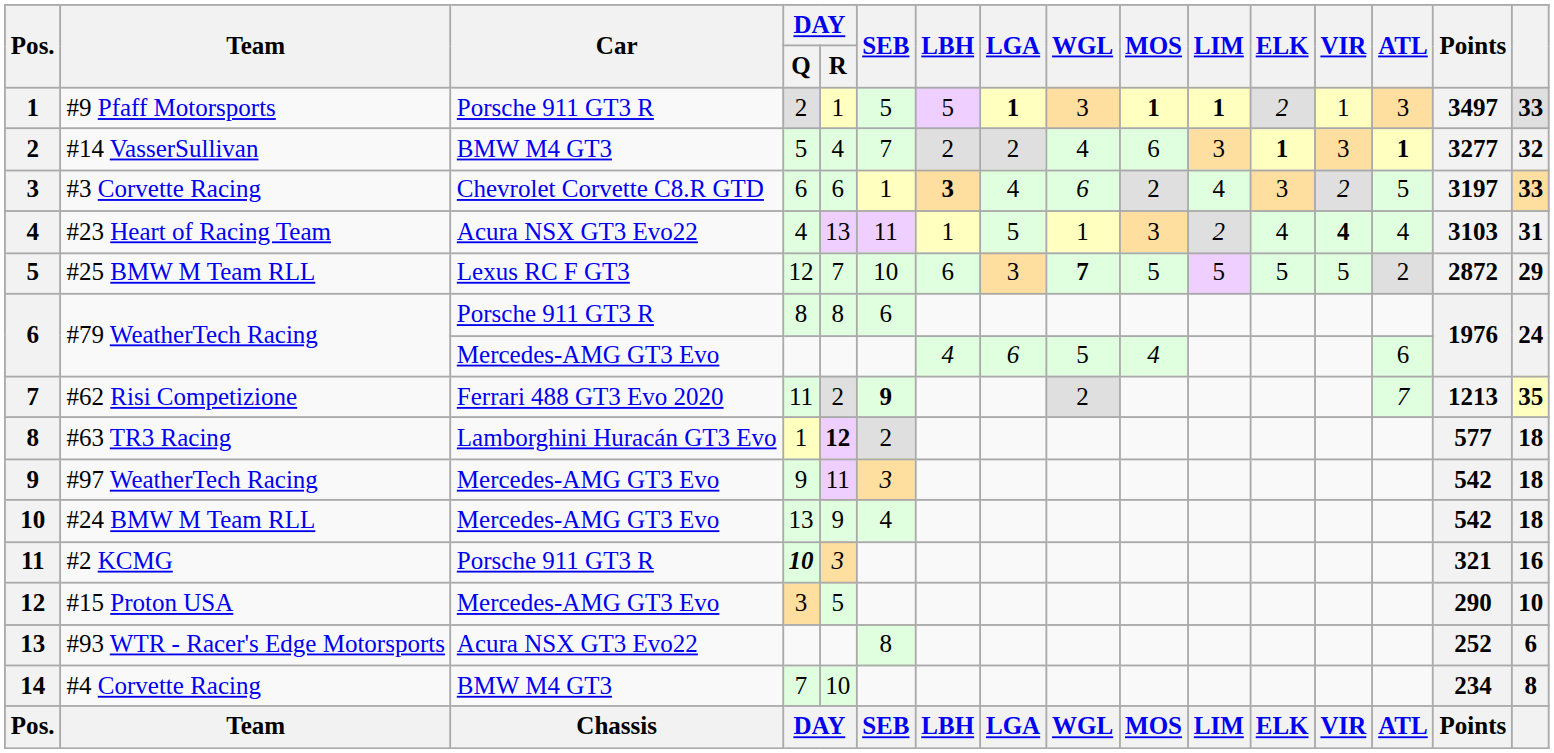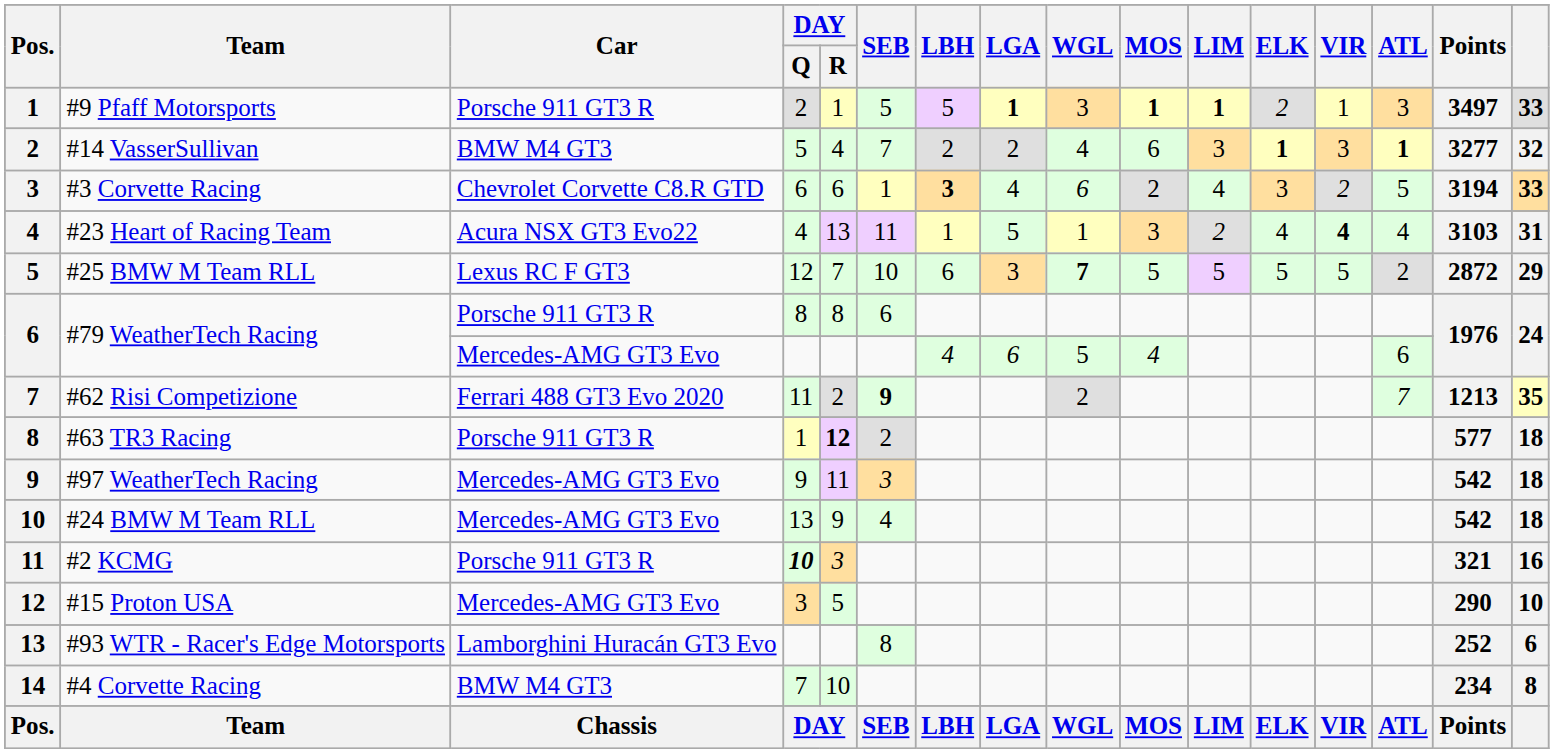(1473, 189) 3197 -> (1473, 189) 3194
(617, 437) Lamborghini Huracán GT3 Evo -> (555, 437) Porsche 911 GT3 R
(577, 644) Acura NSX GT3 Evo22 -> (617, 644) Lamborghini Huracán GT3 Evo
